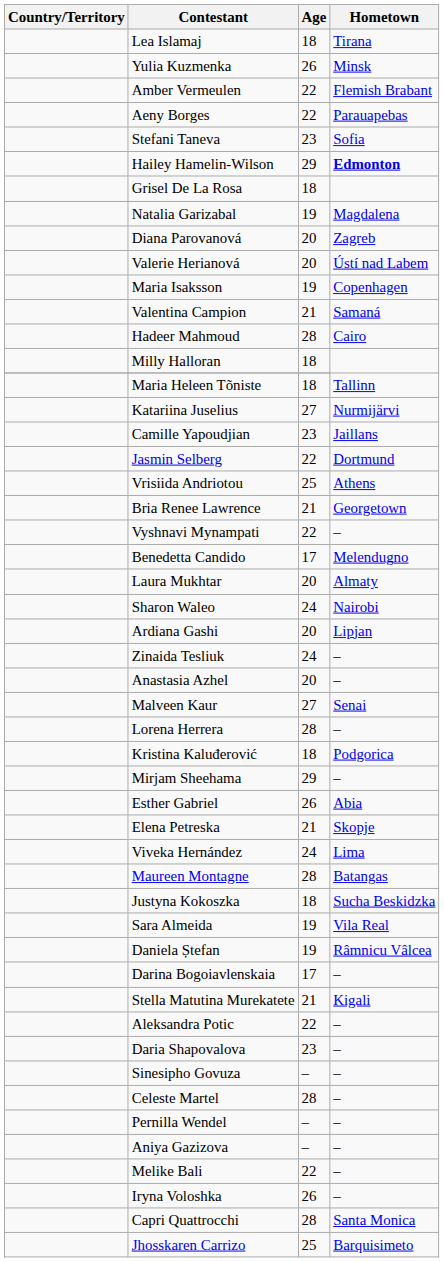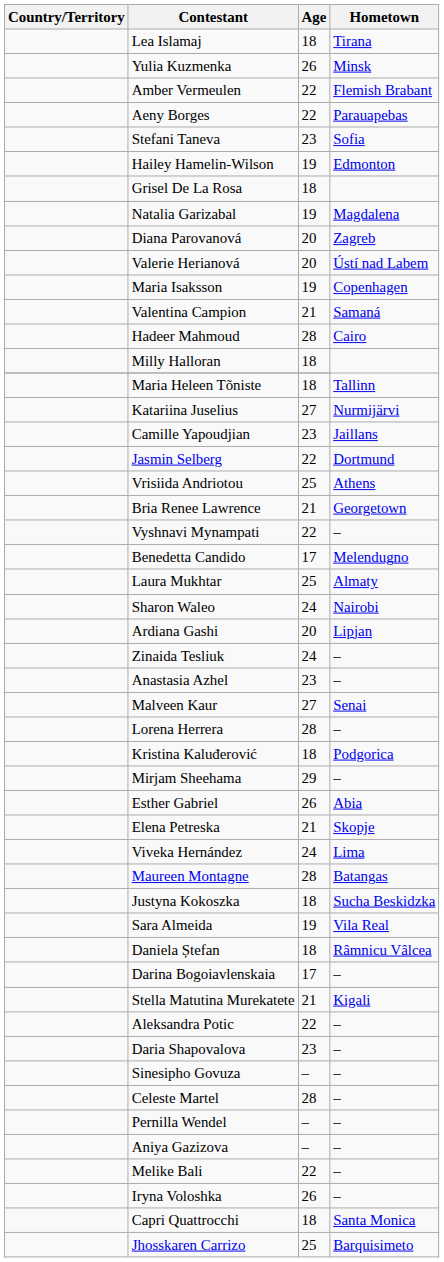(309, 164) 29 -> (309, 164) 19
(367, 164) bold -> (364, 164) normal
(309, 581) 20 -> (309, 581) 25
(309, 680) 20 -> (309, 680) 23
(309, 950) 19 -> (309, 950) 18
(309, 1220) 28 -> (309, 1220) 18
